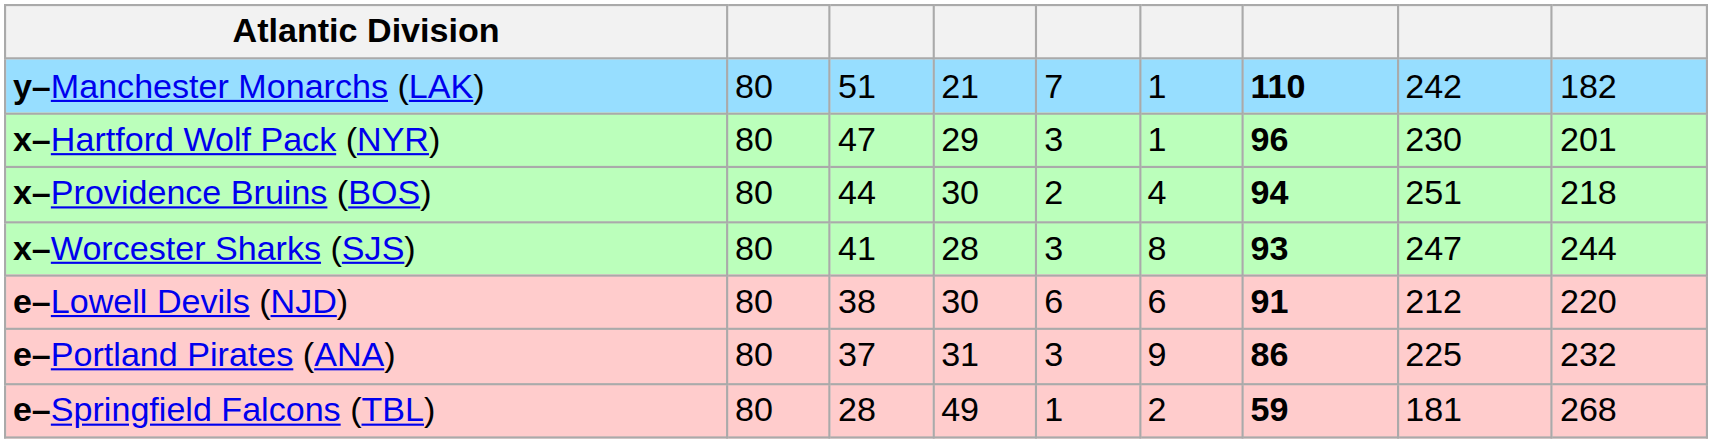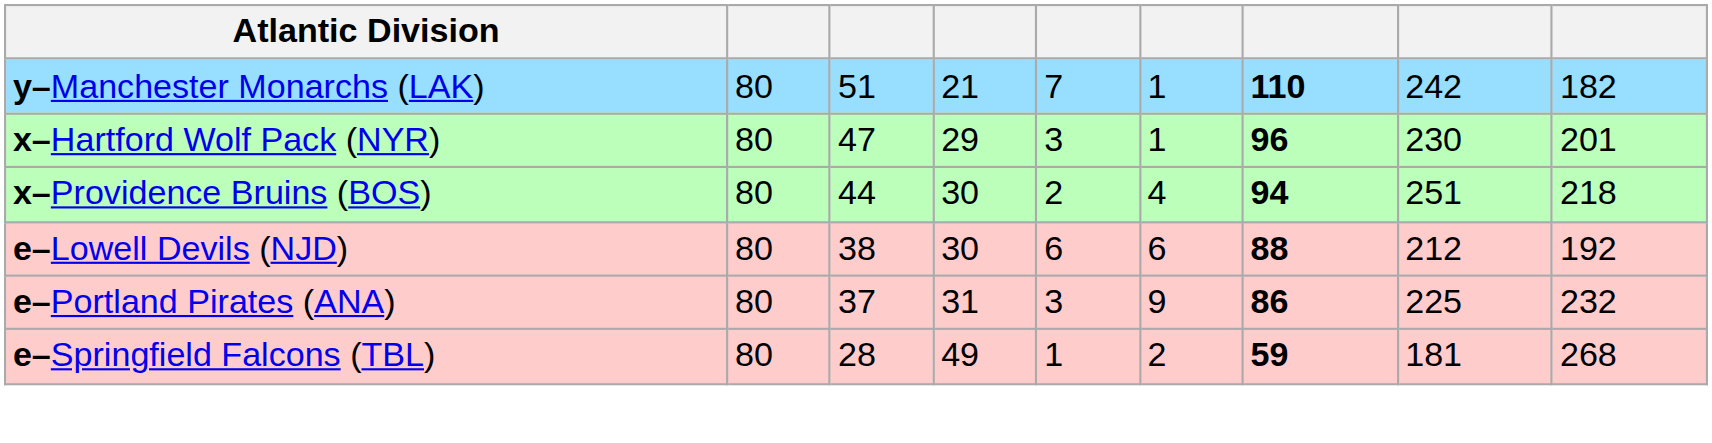- row: (214, 247)
(1269, 301) 91 -> (1269, 247) 88
(1588, 301) 220 -> (1588, 247) 192
